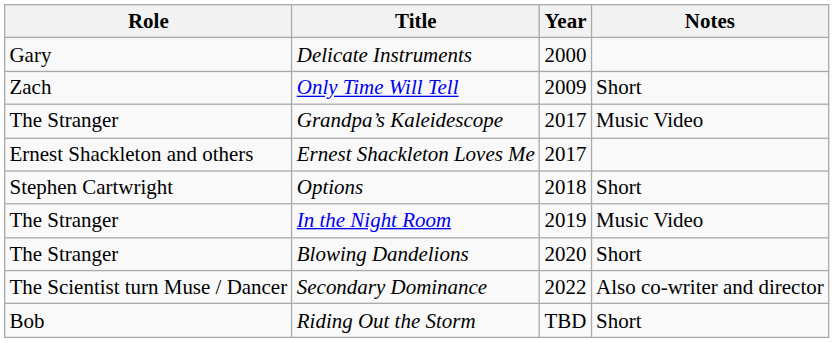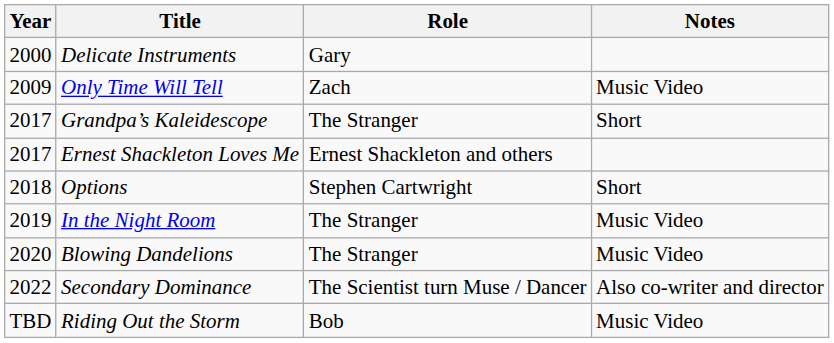columns swapped: (565, 21) <-> (148, 21)
(619, 87) Short -> (650, 87) Music Video
(650, 120) Music Video -> (619, 120) Short
(619, 253) Short -> (650, 253) Music Video
(619, 320) Short -> (650, 320) Music Video
